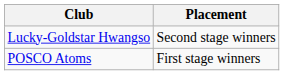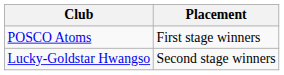rows swapped: (49, 59) <-> (79, 37)
